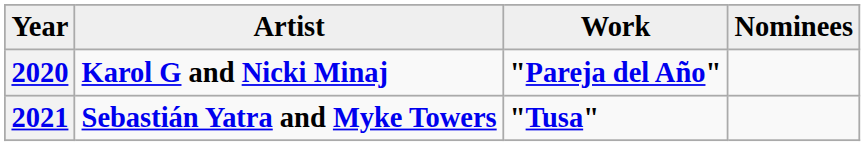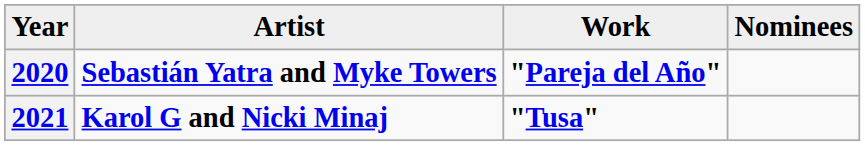(235, 72) Karol G and Nicki Minaj -> (289, 72) Sebastián Yatra and Myke Towers
(289, 117) Sebastián Yatra and Myke Towers -> (235, 117) Karol G and Nicki Minaj
